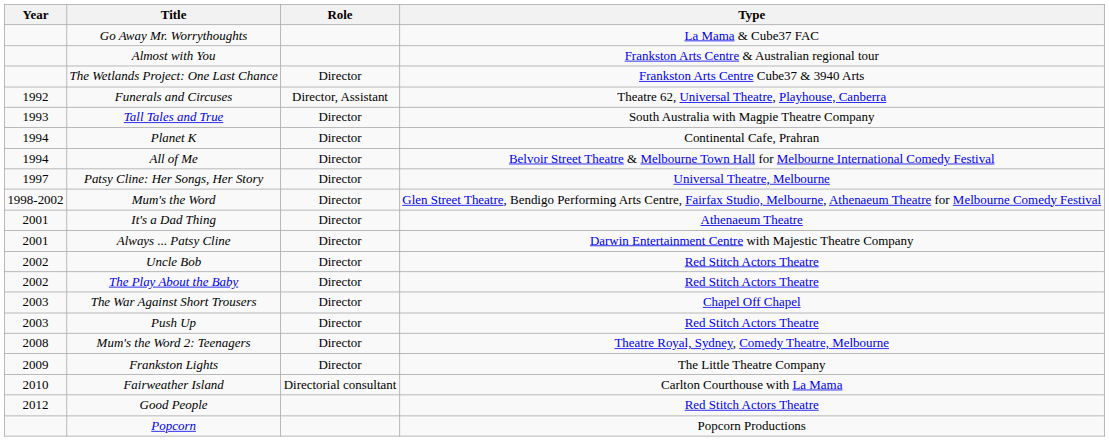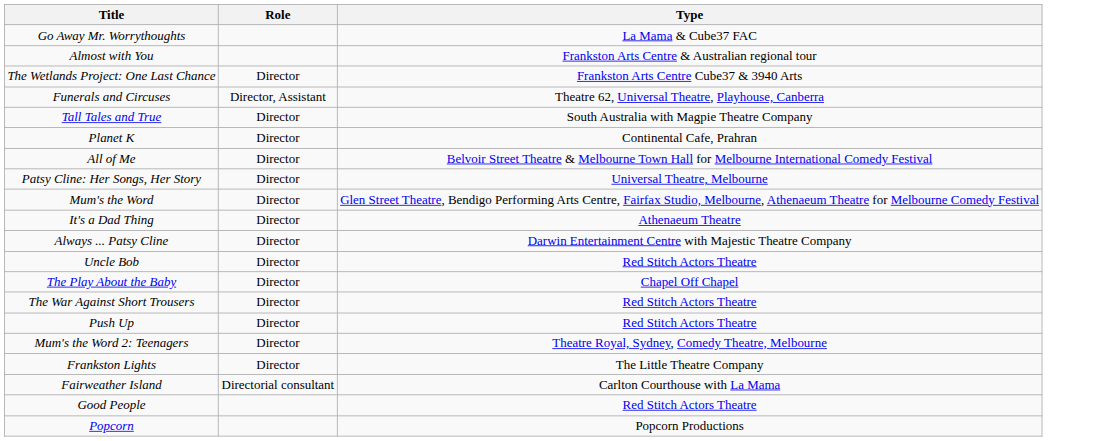- column: (35, 14)
(752, 281) Red Stitch Actors Theatre -> (690, 281) Chapel Off Chapel
(752, 302) Chapel Off Chapel -> (690, 302) Red Stitch Actors Theatre
